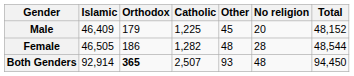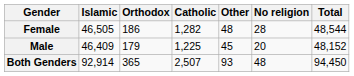rows swapped: (42, 29) <-> (42, 46)
(131, 63) bold -> (131, 63) normal
